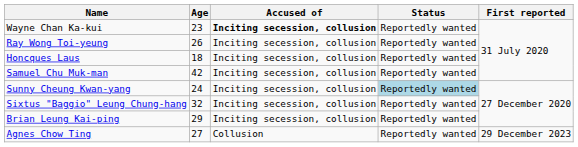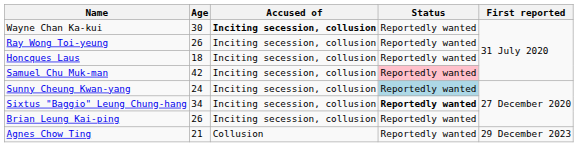(197, 27) 23 -> (197, 27) 30
(429, 73) no background -> (429, 73) pink background
(197, 104) 32 -> (197, 104) 34
(429, 104) normal -> (429, 104) bold
(197, 119) 29 -> (197, 119) 26
(197, 134) 27 -> (197, 134) 21
